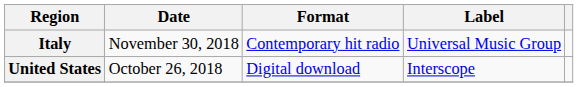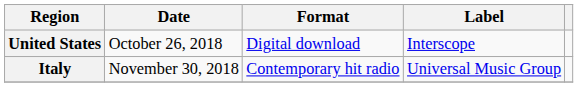rows swapped: (55, 69) <-> (55, 43)
